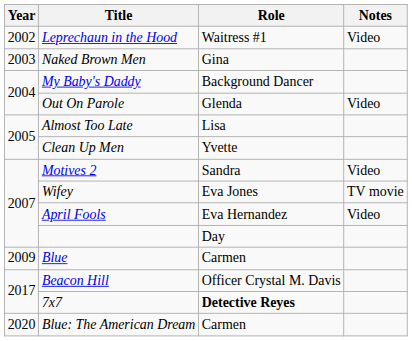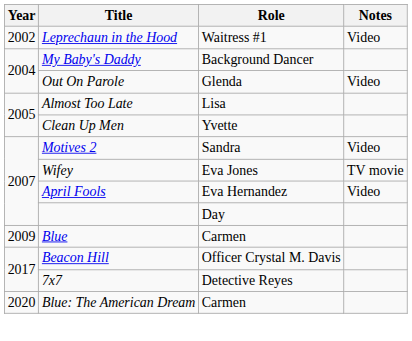- row: (94, 59)
(248, 302) bold -> (247, 280) normal
